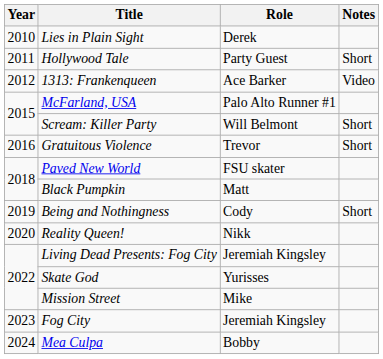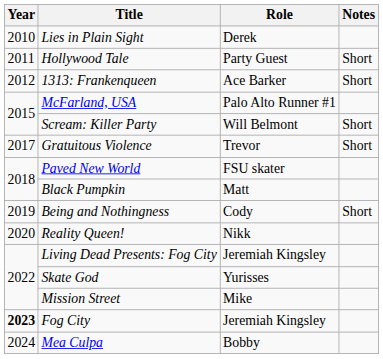(359, 80) Video -> (357, 80) Short
(21, 146) 2016 -> (21, 146) 2017
(21, 320) normal -> (21, 320) bold
